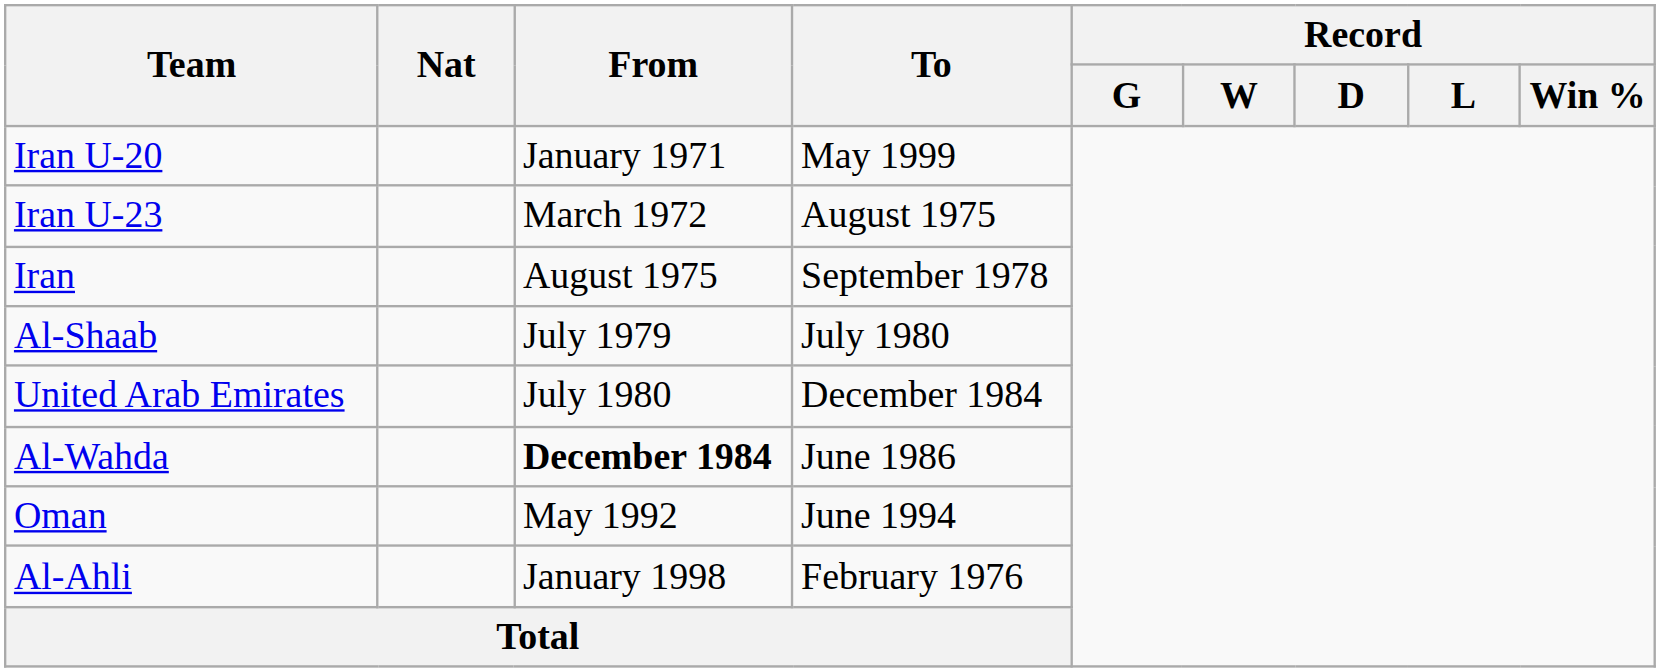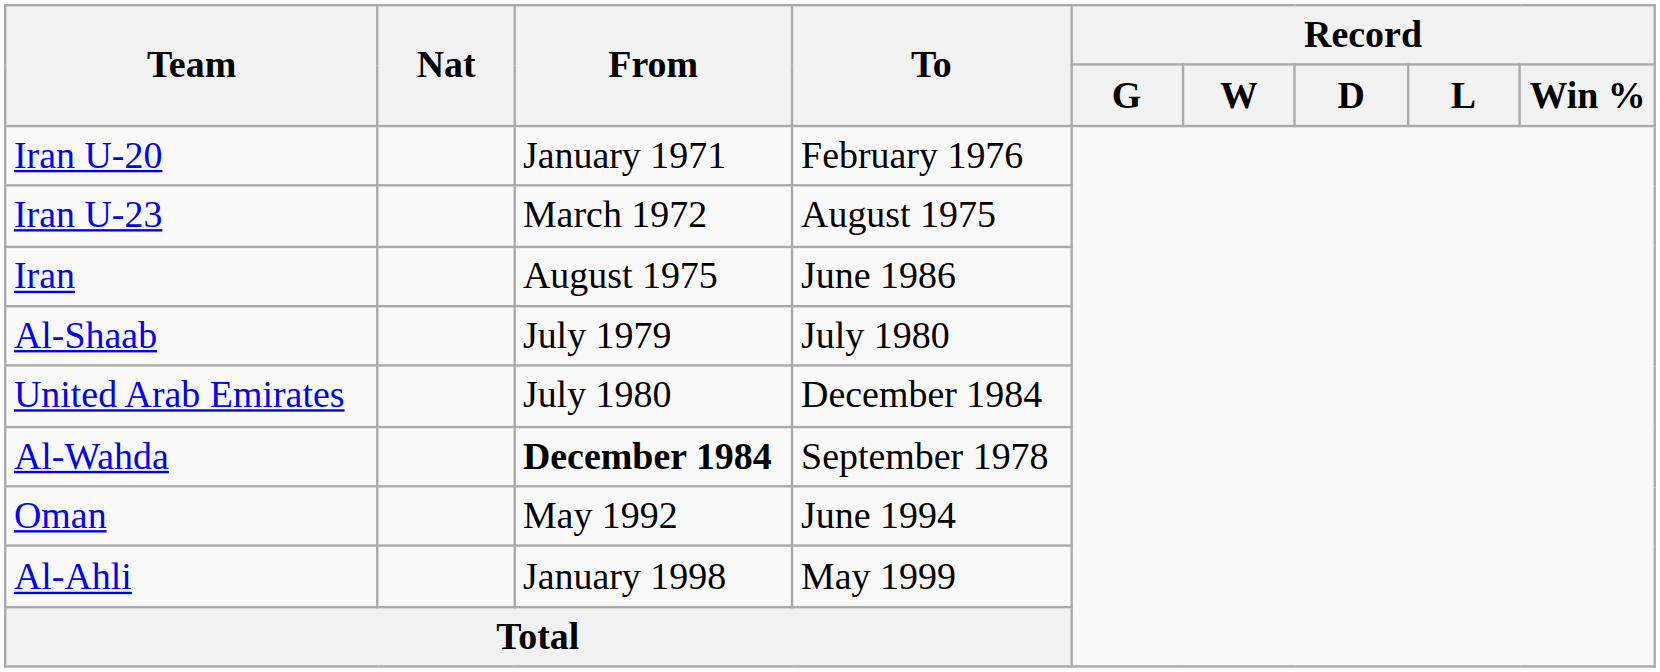(878, 154) May 1999 -> (912, 154) February 1976
(925, 275) September 1978 -> (878, 275) June 1986
(878, 455) June 1986 -> (925, 455) September 1978
(912, 575) February 1976 -> (878, 575) May 1999
